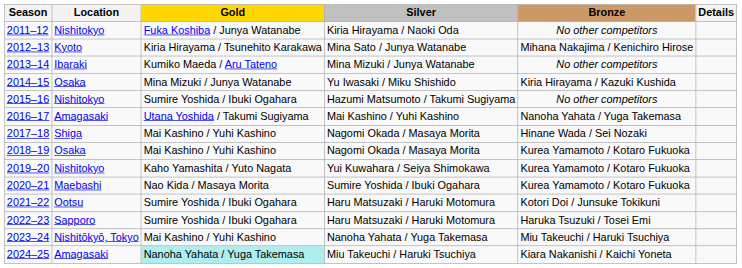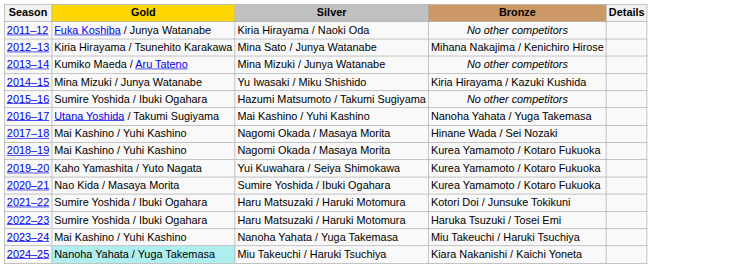- column: (96, 13)
